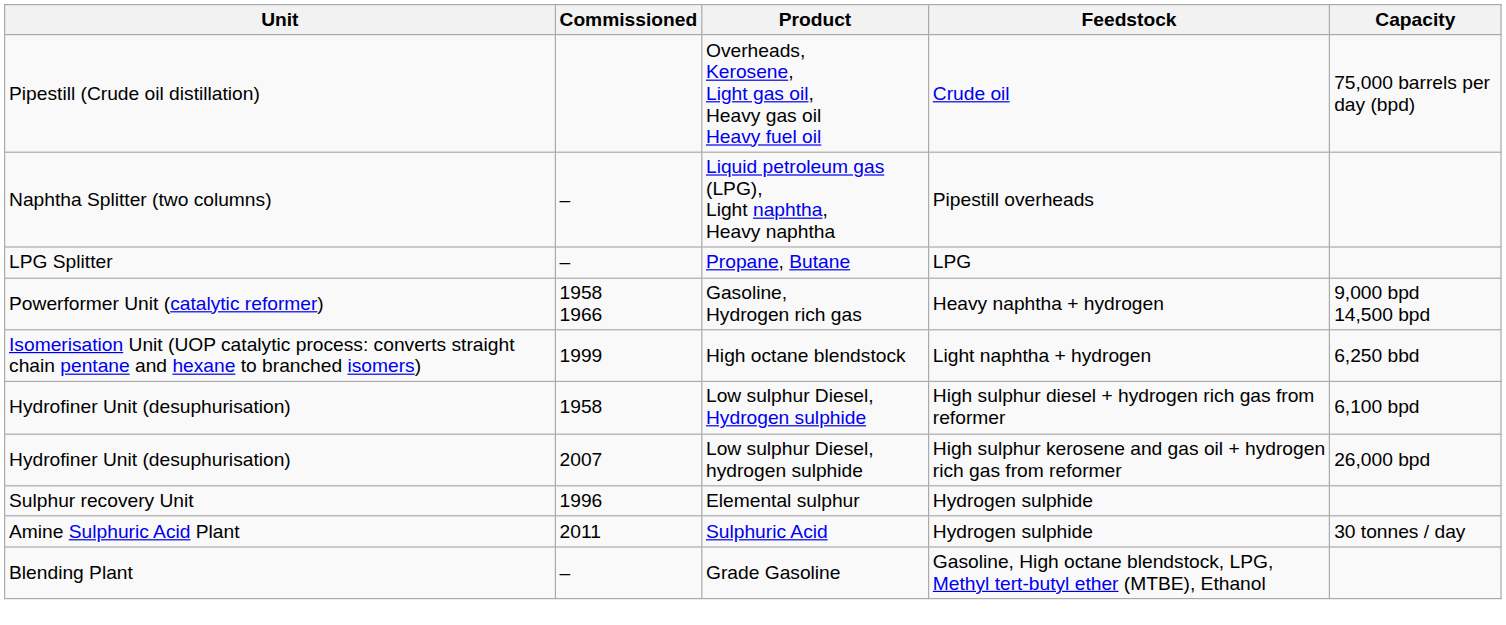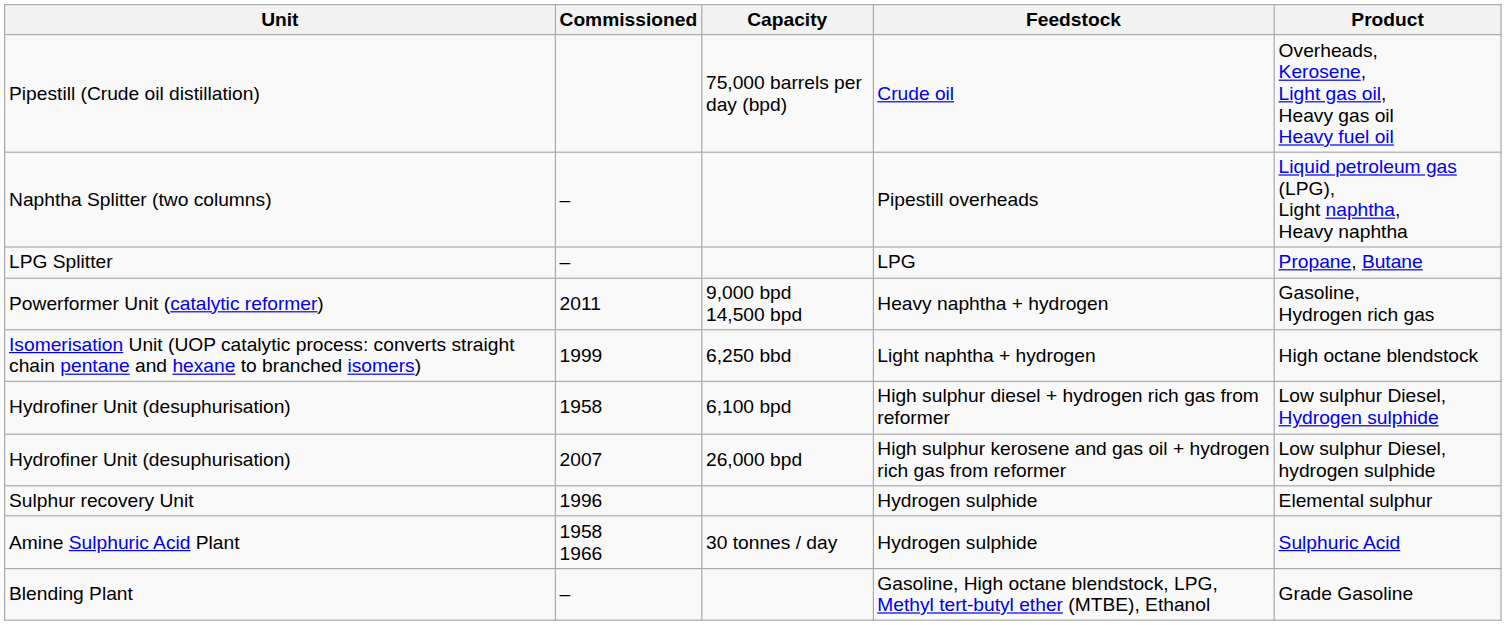columns swapped: (1415, 19) <-> (815, 19)
(581, 303) 1958 1966 -> (580, 303) 2011
(580, 531) 2011 -> (581, 542) 1958 1966
